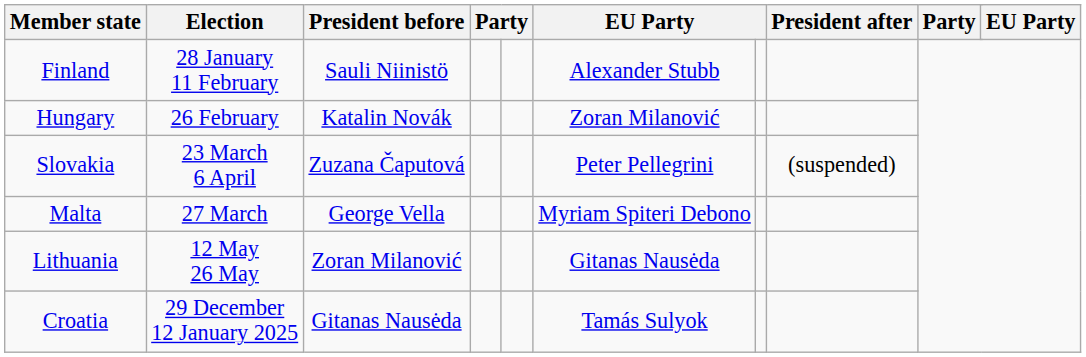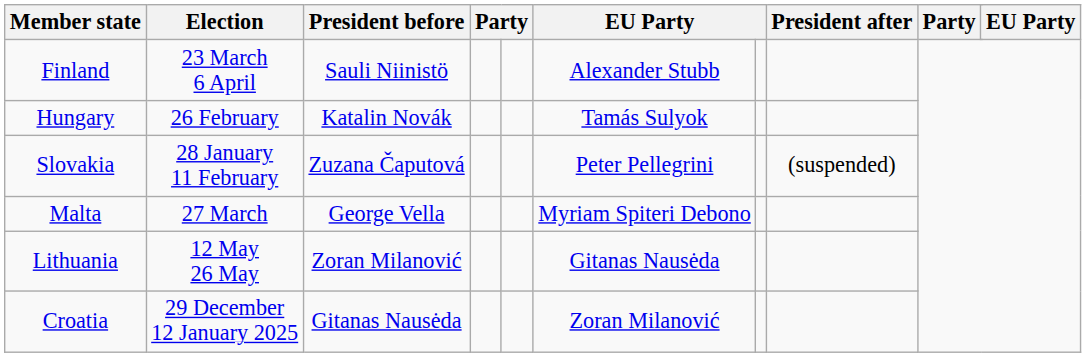(225, 69) 28 January 11 February -> (225, 69) 23 March 6 April
(645, 117) Zoran Milanović -> (645, 117) Tamás Sulyok
(225, 165) 23 March 6 April -> (225, 165) 28 January 11 February
(645, 321) Tamás Sulyok -> (645, 321) Zoran Milanović
